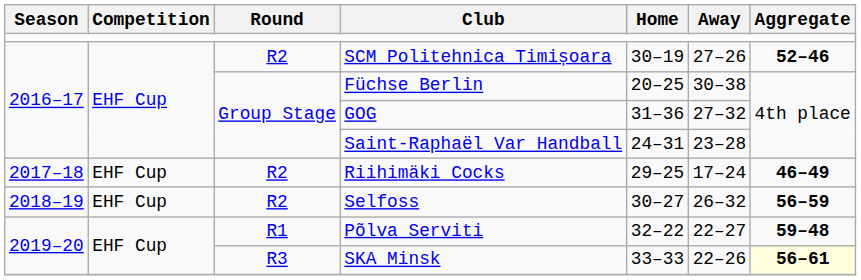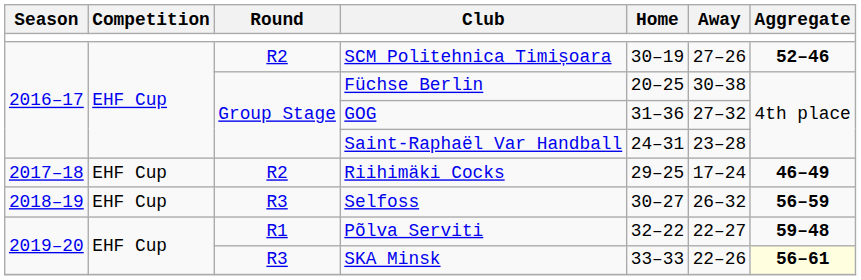(277, 202) R2 -> (277, 202) R3
